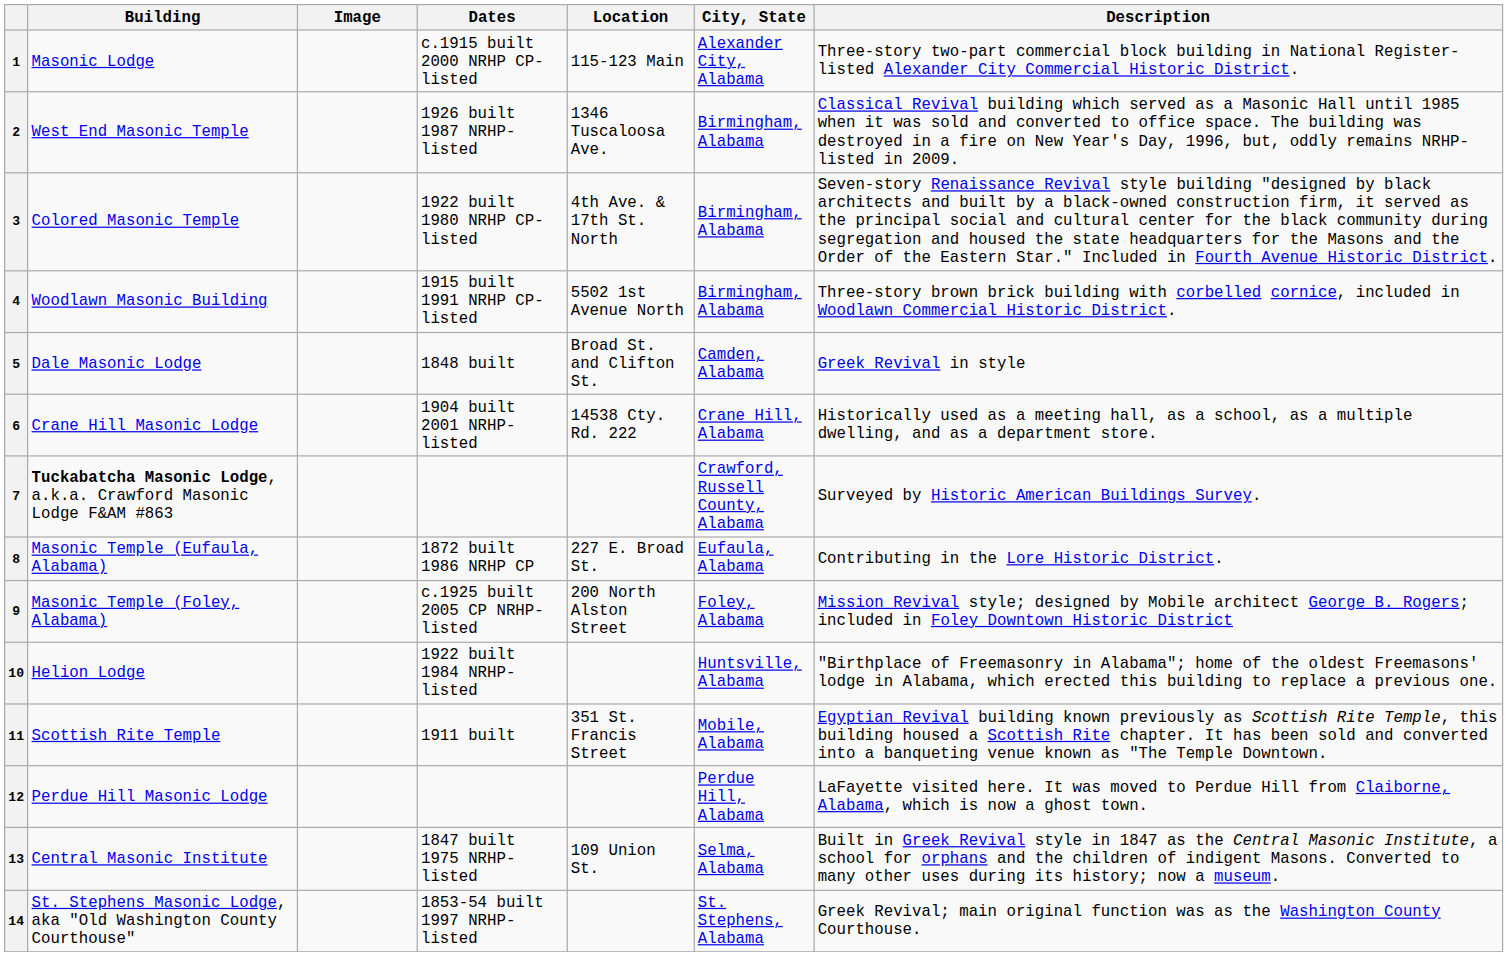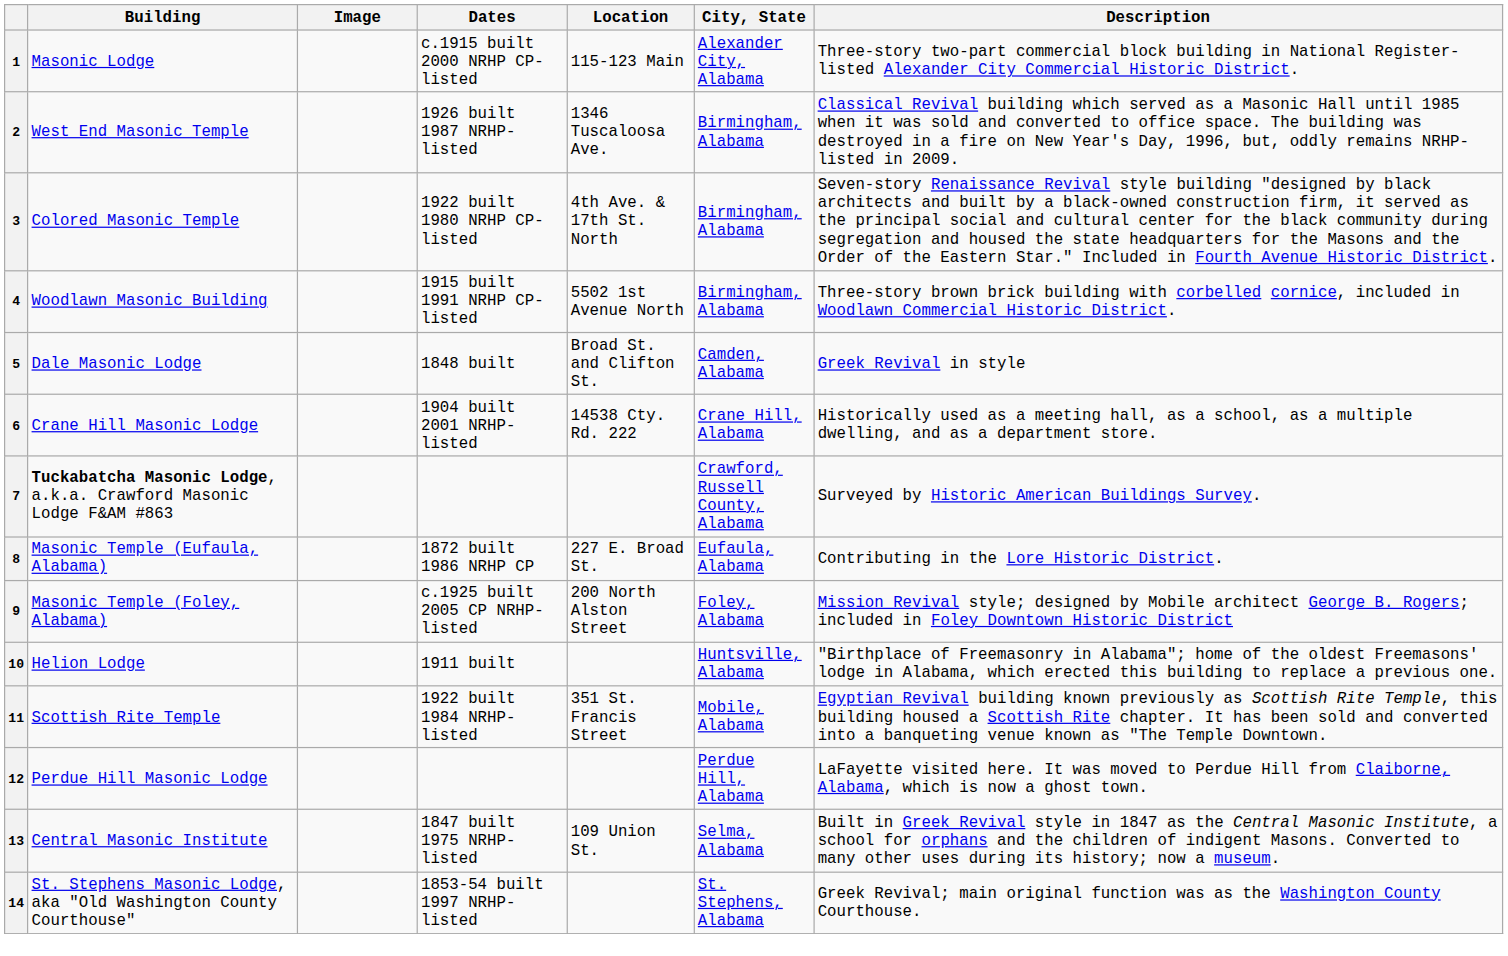(468, 673) 1922 built 1984 NRHP-listed -> (468, 664) 1911 built
(468, 735) 1911 built -> (468, 717) 1922 built 1984 NRHP-listed
